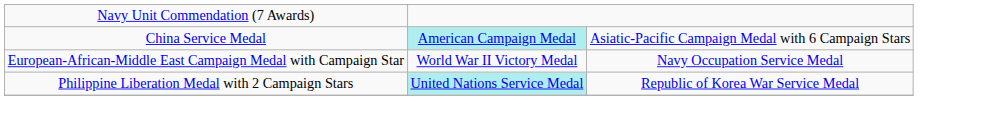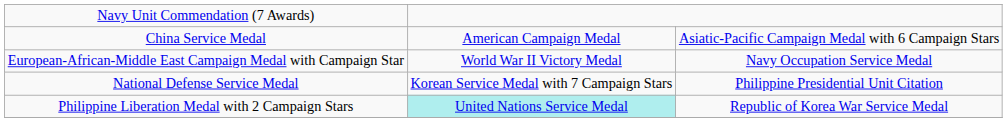(497, 38) paleturquoise background -> (541, 38) no background
+ row: (206, 83)
